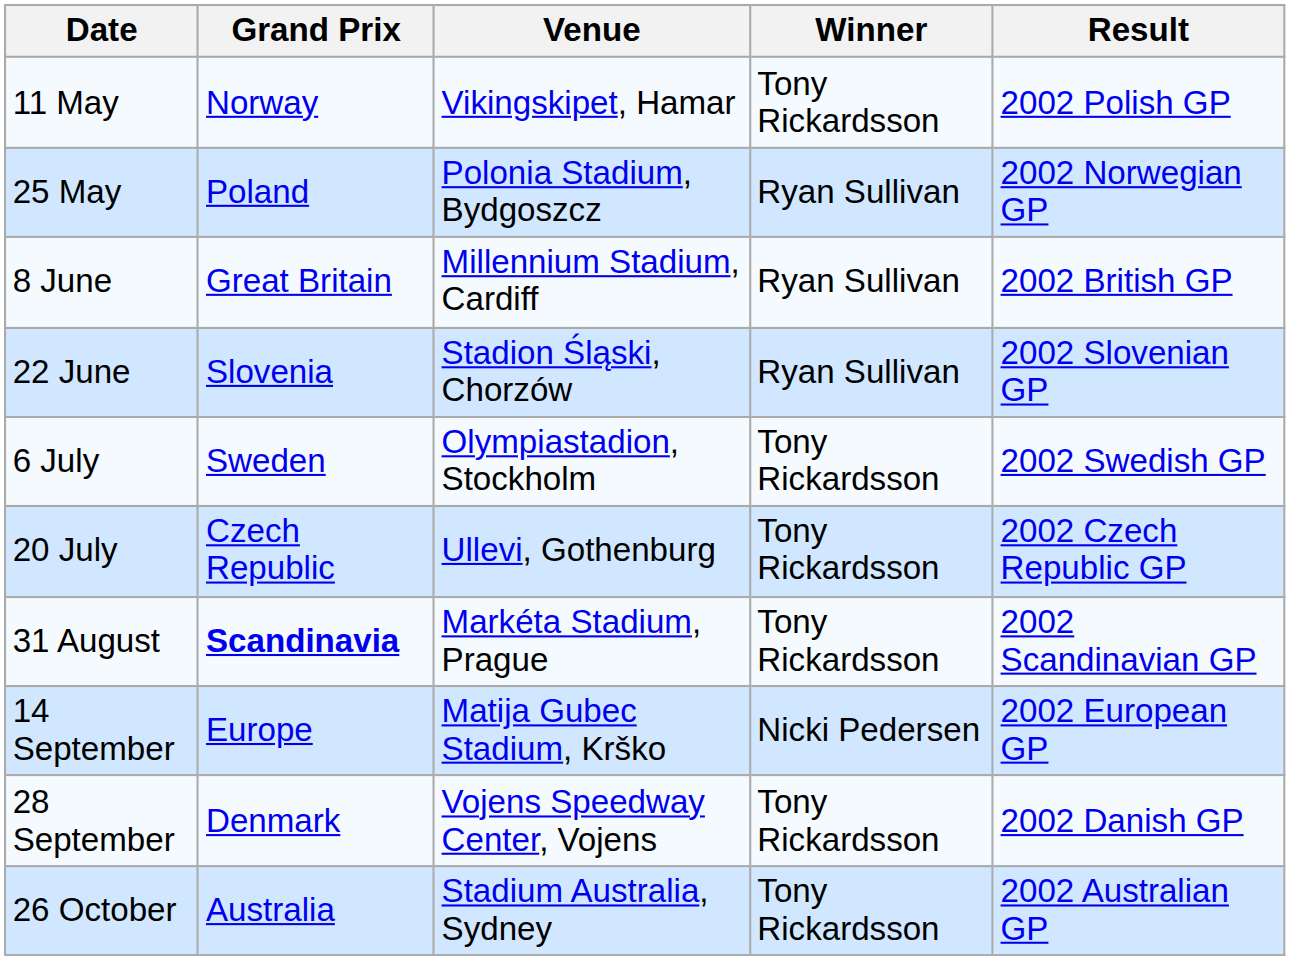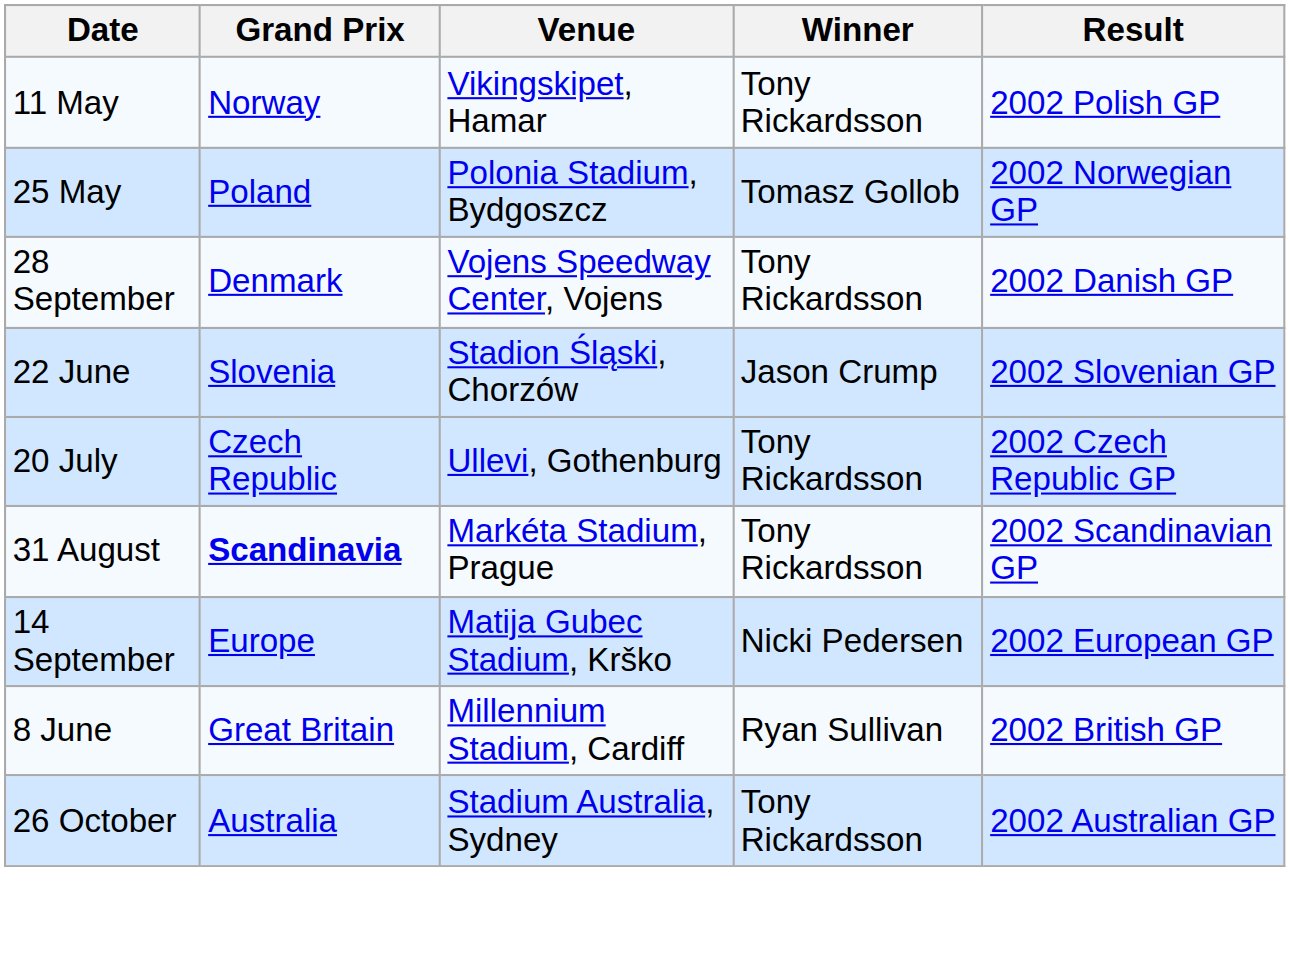(859, 191) Ryan Sullivan -> (850, 191) Tomasz Gollob
rows swapped: (62, 281) <-> (94, 820)
(859, 371) Ryan Sullivan -> (839, 371) Jason Crump
- row: (56, 461)
